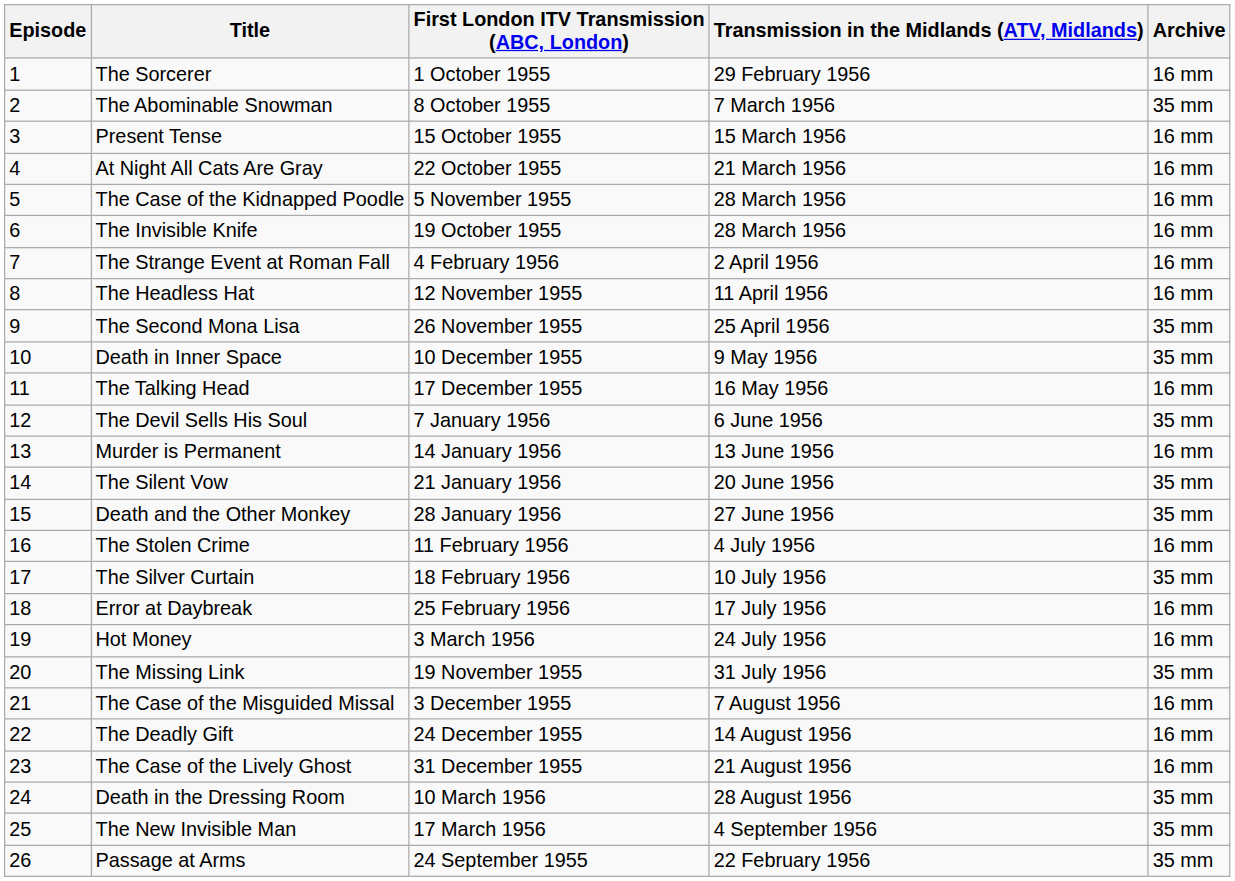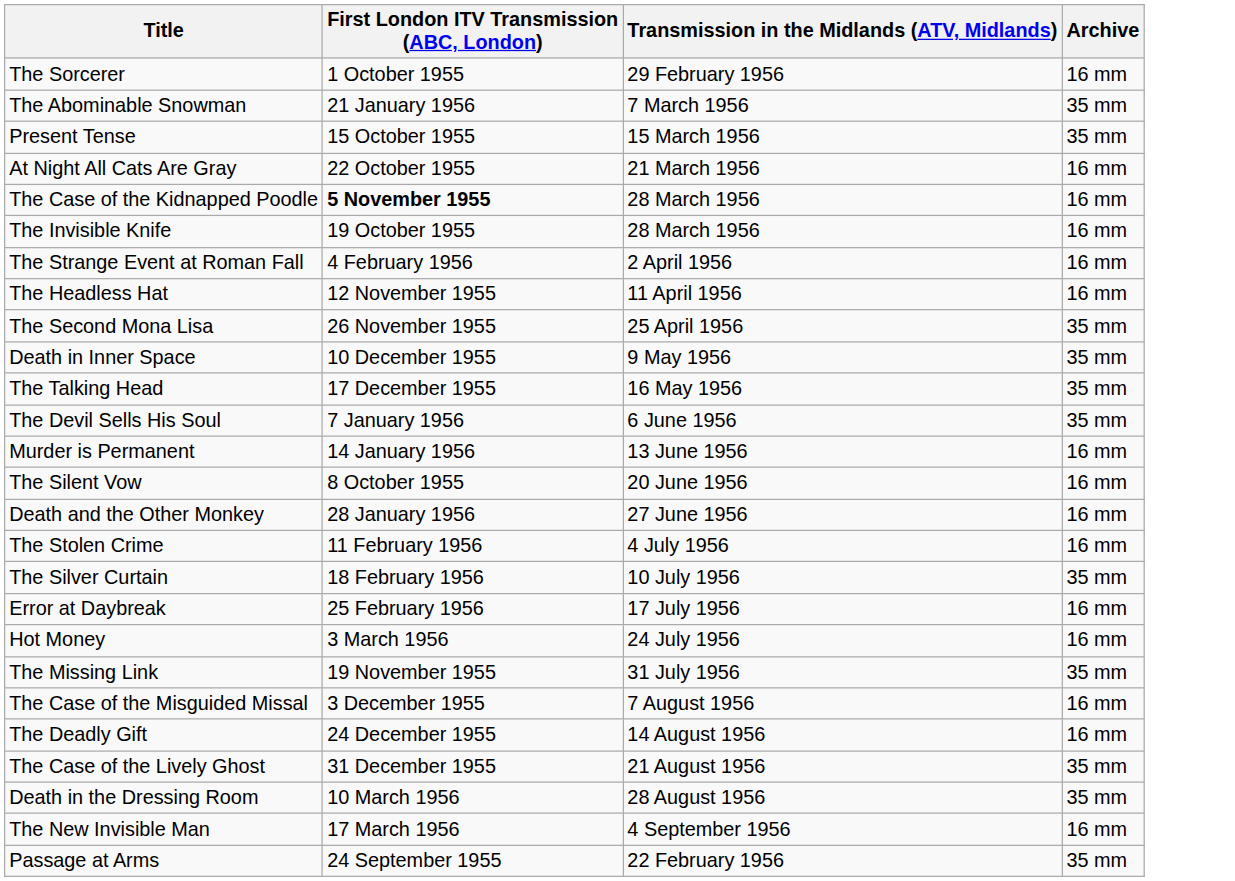- column: (48, 31)
(482, 105) 8 October 1955 -> (401, 105) 21 January 1956
(1183, 136) 16 mm -> (1097, 136) 35 mm
(492, 199) normal -> (409, 199) bold
(1183, 388) 16 mm -> (1097, 388) 35 mm
(487, 483) 21 January 1956 -> (396, 483) 8 October 1955
(1183, 483) 35 mm -> (1097, 483) 16 mm
(1183, 514) 35 mm -> (1097, 514) 16 mm
(1183, 766) 16 mm -> (1097, 766) 35 mm
(1183, 829) 35 mm -> (1097, 829) 16 mm
